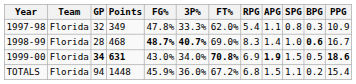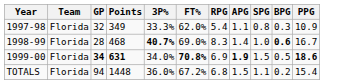- column: (160, 12)
